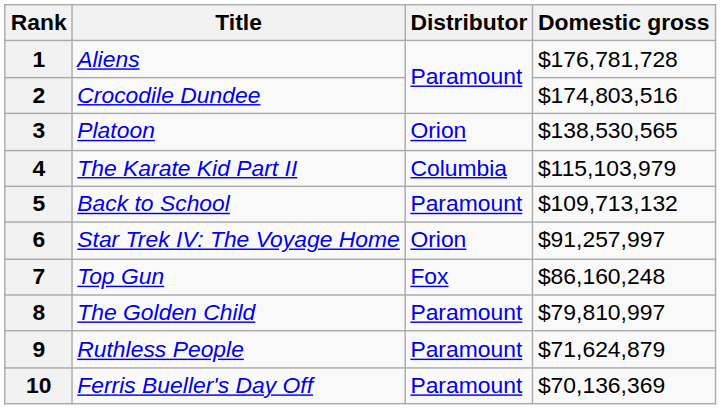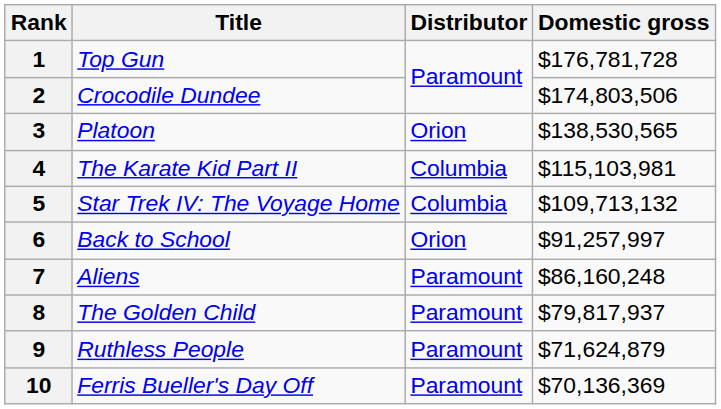(108, 58) Aliens -> (121, 58) Top Gun
(608, 95) $174,803,516 -> (608, 95) $174,803,506
(607, 167) $115,103,979 -> (607, 167) $115,103,981
(154, 204) Back to School -> (239, 204) Star Trek IV: The Voyage Home
(466, 204) Paramount -> (459, 204) Columbia
(239, 240) Star Trek IV: The Voyage Home -> (154, 240) Back to School
(121, 276) Top Gun -> (108, 276) Aliens
(429, 276) Fox -> (466, 276) Paramount
(602, 312) $79,810,997 -> (602, 312) $79,817,937
